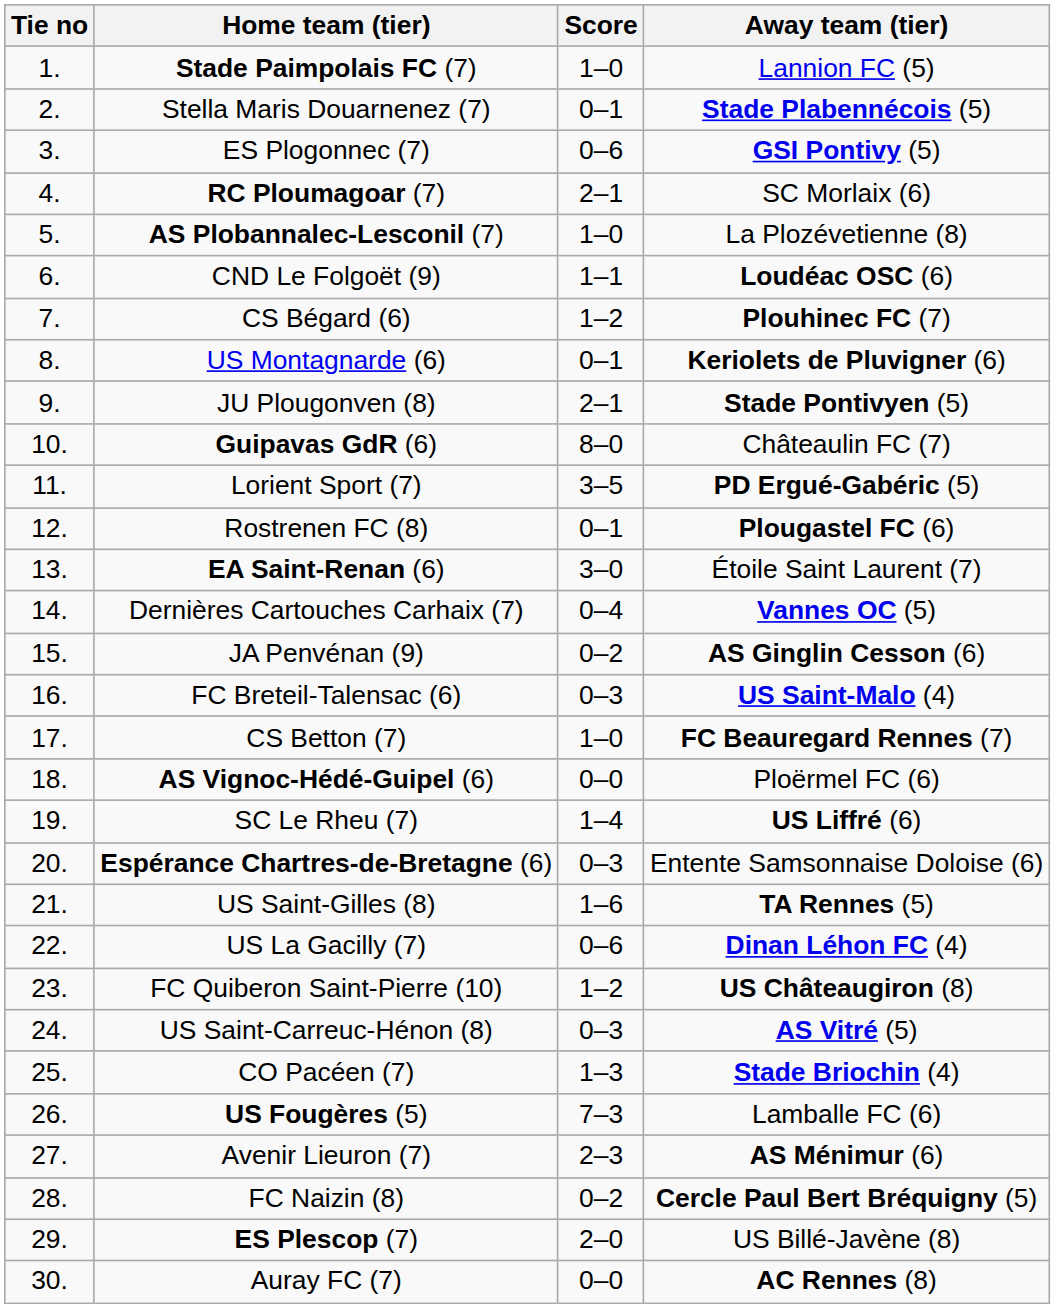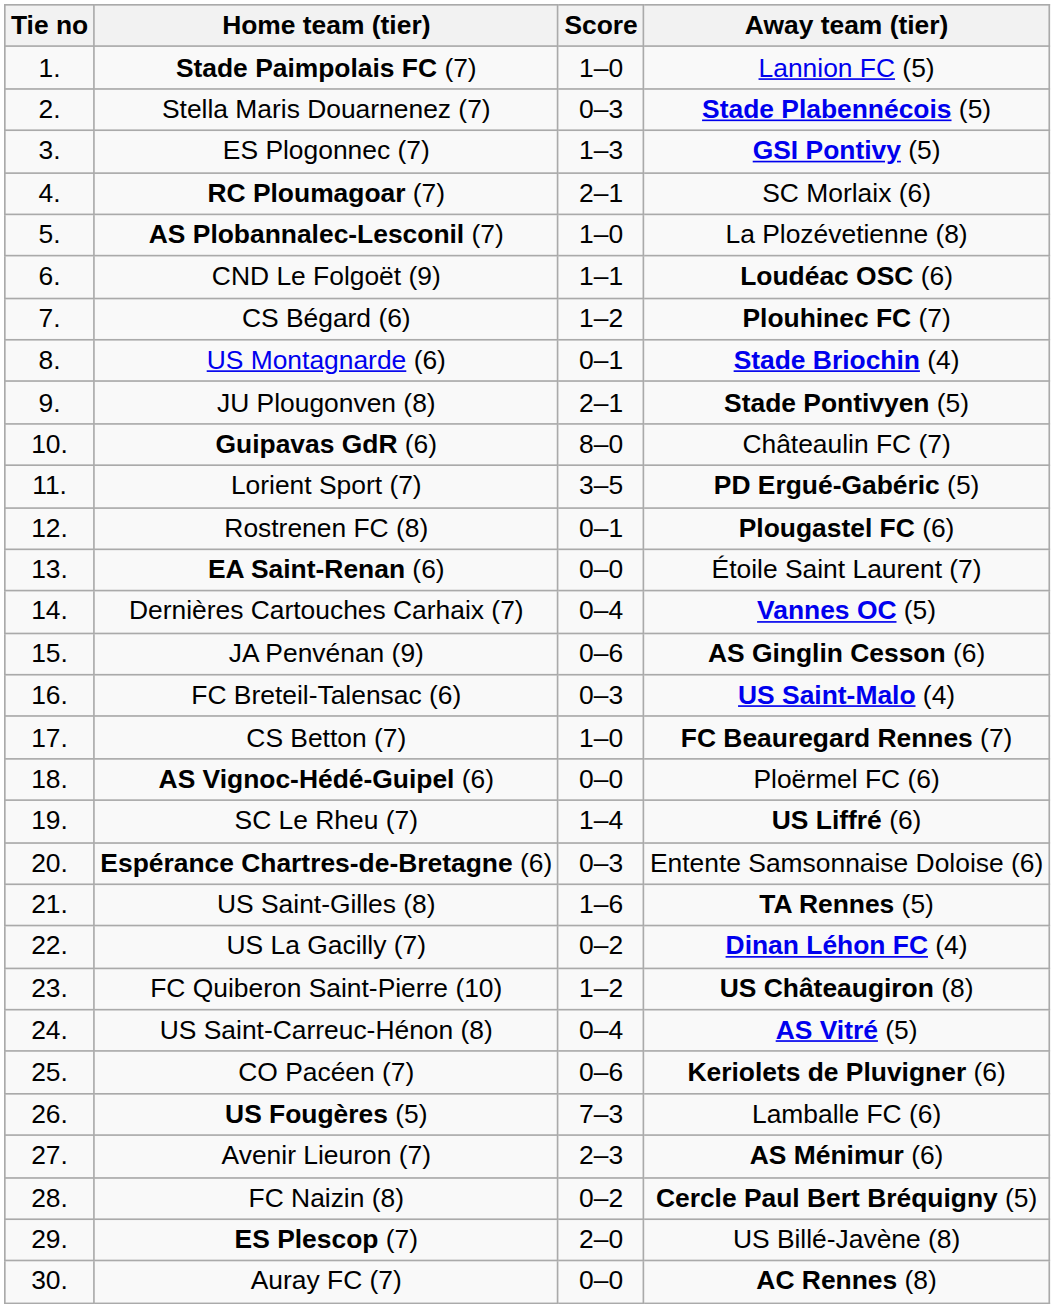(601, 109) 0–1 -> (601, 109) 0–3
(601, 151) 0–6 -> (601, 151) 1–3
(847, 360) Keriolets de Pluvigner (6) -> (847, 360) Stade Briochin (4)
(601, 569) 3–0 -> (601, 569) 0–0
(601, 653) 0–2 -> (601, 653) 0–6
(601, 946) 0–6 -> (601, 946) 0–2
(601, 1030) 0–3 -> (601, 1030) 0–4
(601, 1072) 1–3 -> (601, 1072) 0–6
(847, 1072) Stade Briochin (4) -> (847, 1072) Keriolets de Pluvigner (6)
